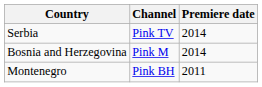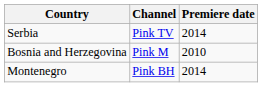(194, 52) 2014 -> (194, 52) 2010
(194, 71) 2011 -> (194, 71) 2014
